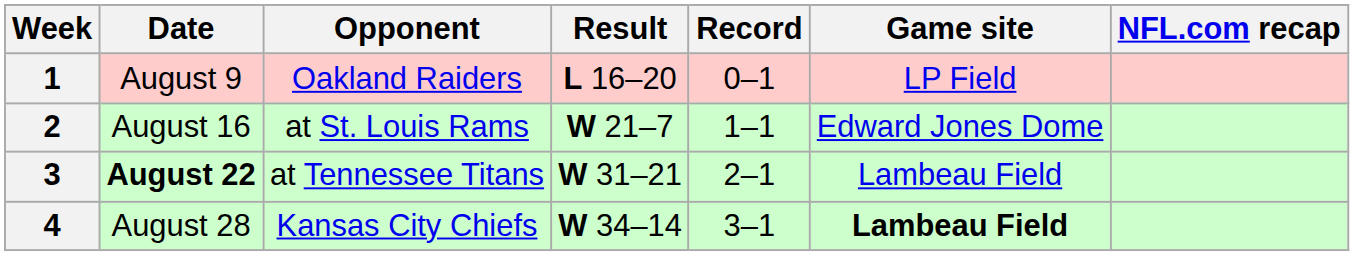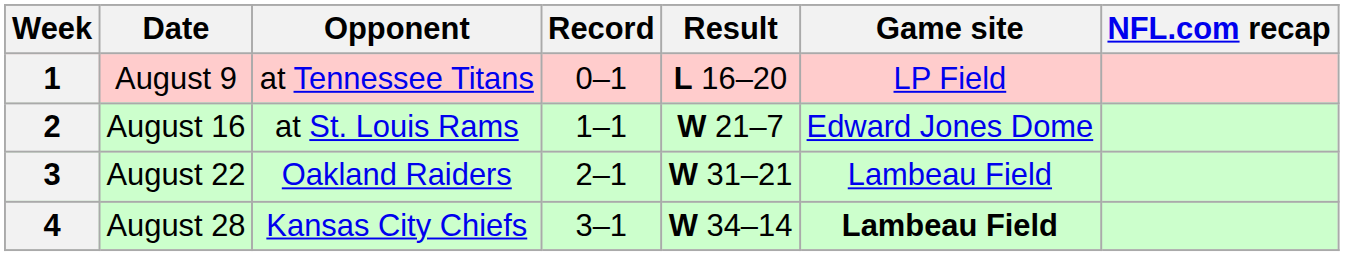columns swapped: (620, 28) <-> (749, 28)
(407, 77) Oakland Raiders -> (397, 77) at Tennessee Titans
(181, 175) bold -> (176, 175) normal
(407, 175) at Tennessee Titans -> (397, 175) Oakland Raiders
